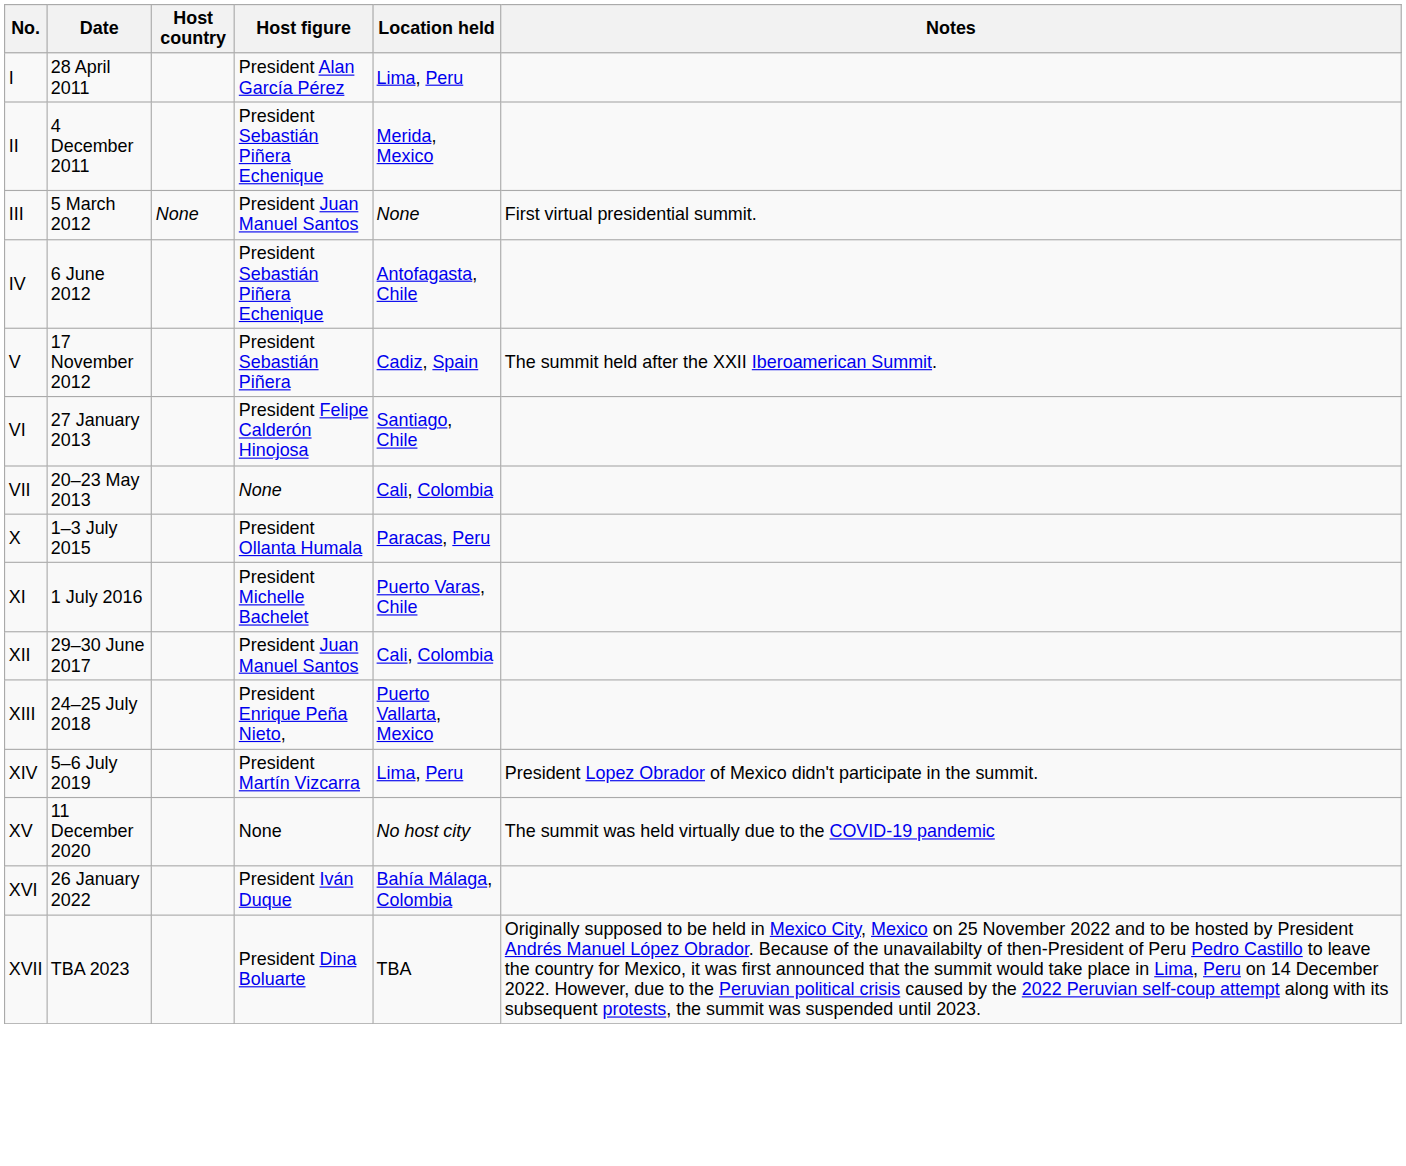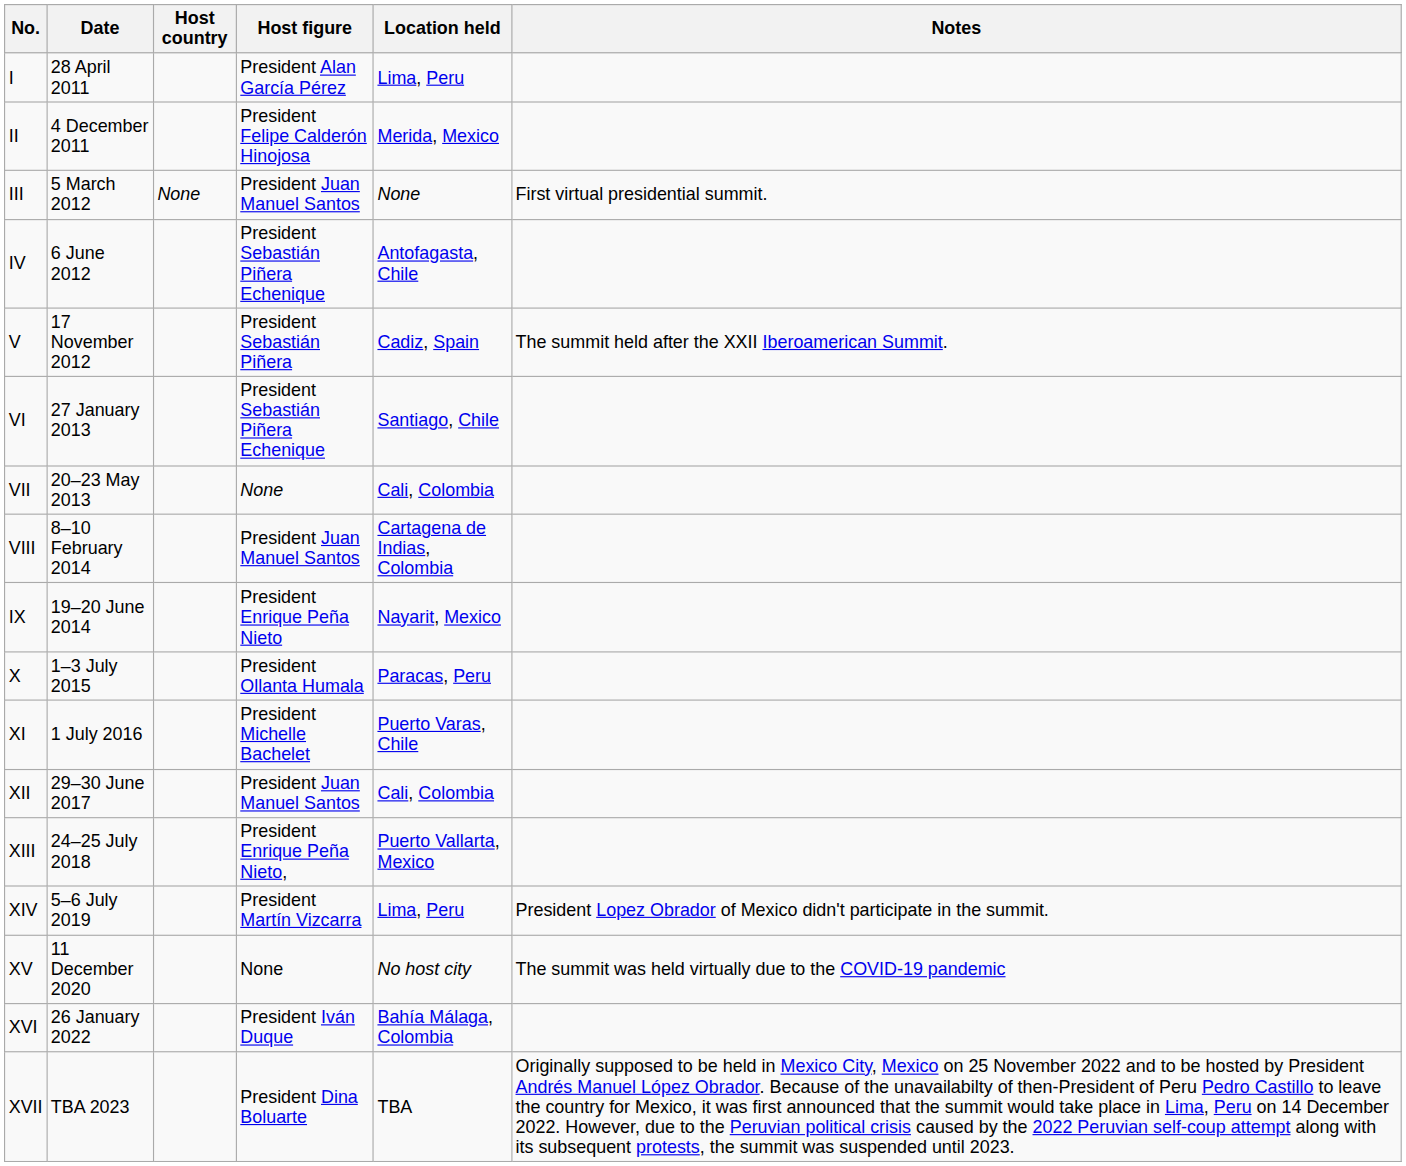(281, 146) President Sebastián Piñera Echenique -> (304, 136) President Felipe Calderón Hinojosa
(304, 431) President Felipe Calderón Hinojosa -> (283, 421) President Sebastián Piñera Echenique
+ row: (22, 548)
+ row: (17, 617)
